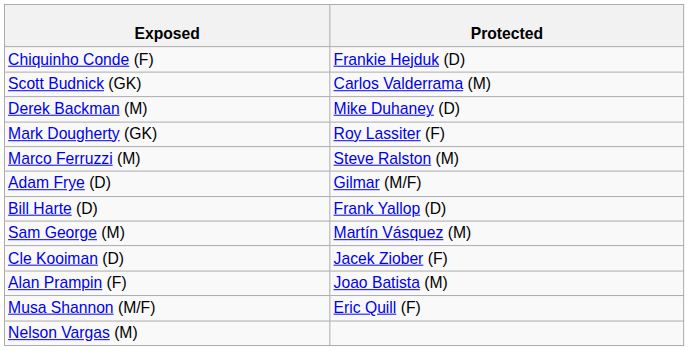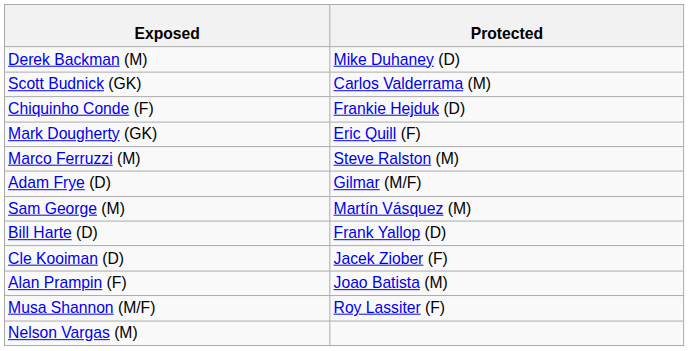rows swapped: (78, 109) <-> (81, 59)
(389, 134) Roy Lassiter (F) -> (377, 134) Eric Quill (F)
rows swapped: (66, 233) <-> (53, 208)
(377, 308) Eric Quill (F) -> (389, 308) Roy Lassiter (F)
